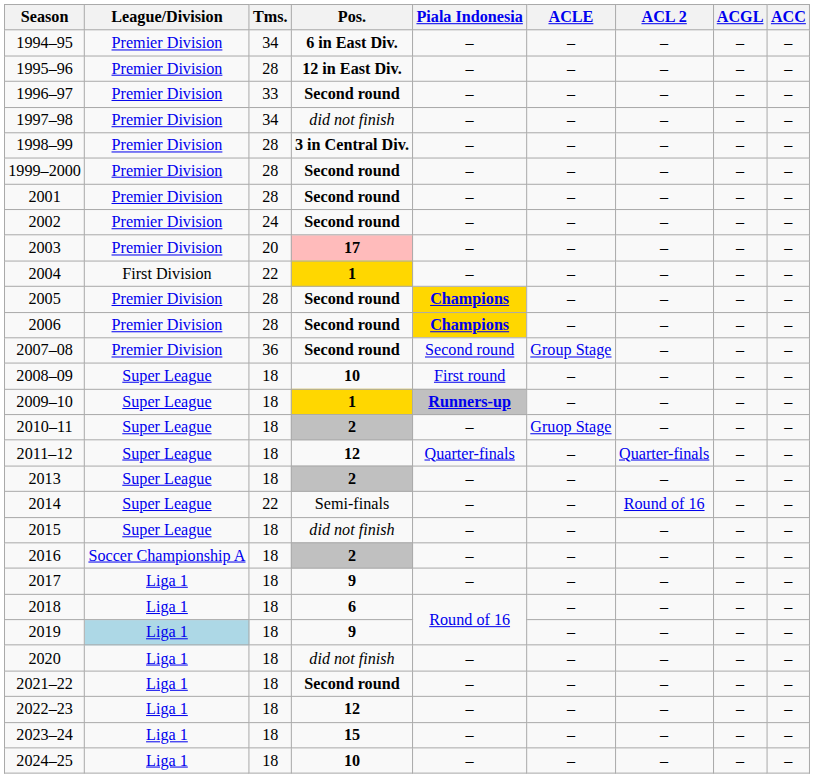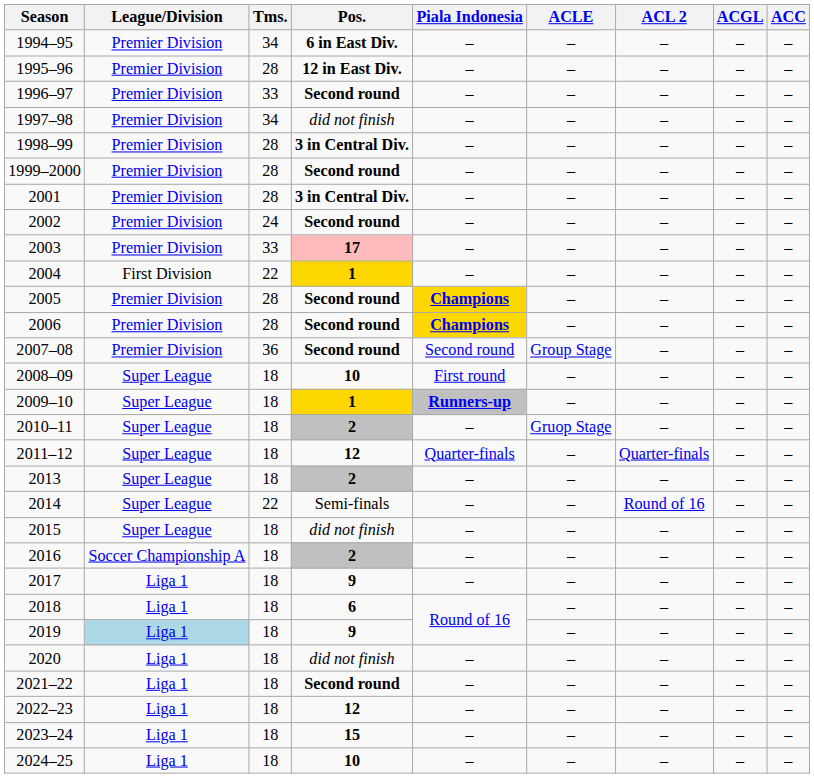(352, 196) Second round -> (352, 196) 3 in Central Div.
(270, 247) 20 -> (270, 247) 33
